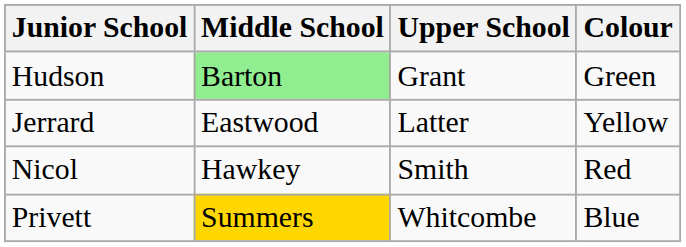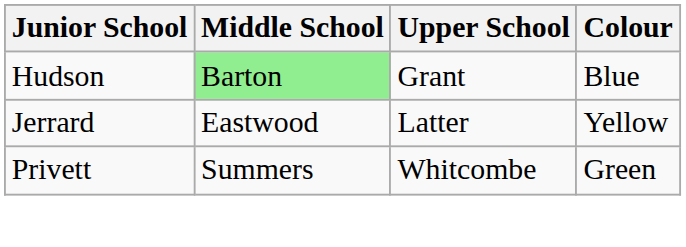(620, 75) Green -> (612, 75) Blue
- row: (45, 169)
(257, 216) gold background -> (257, 169) no background
(612, 216) Blue -> (620, 169) Green
